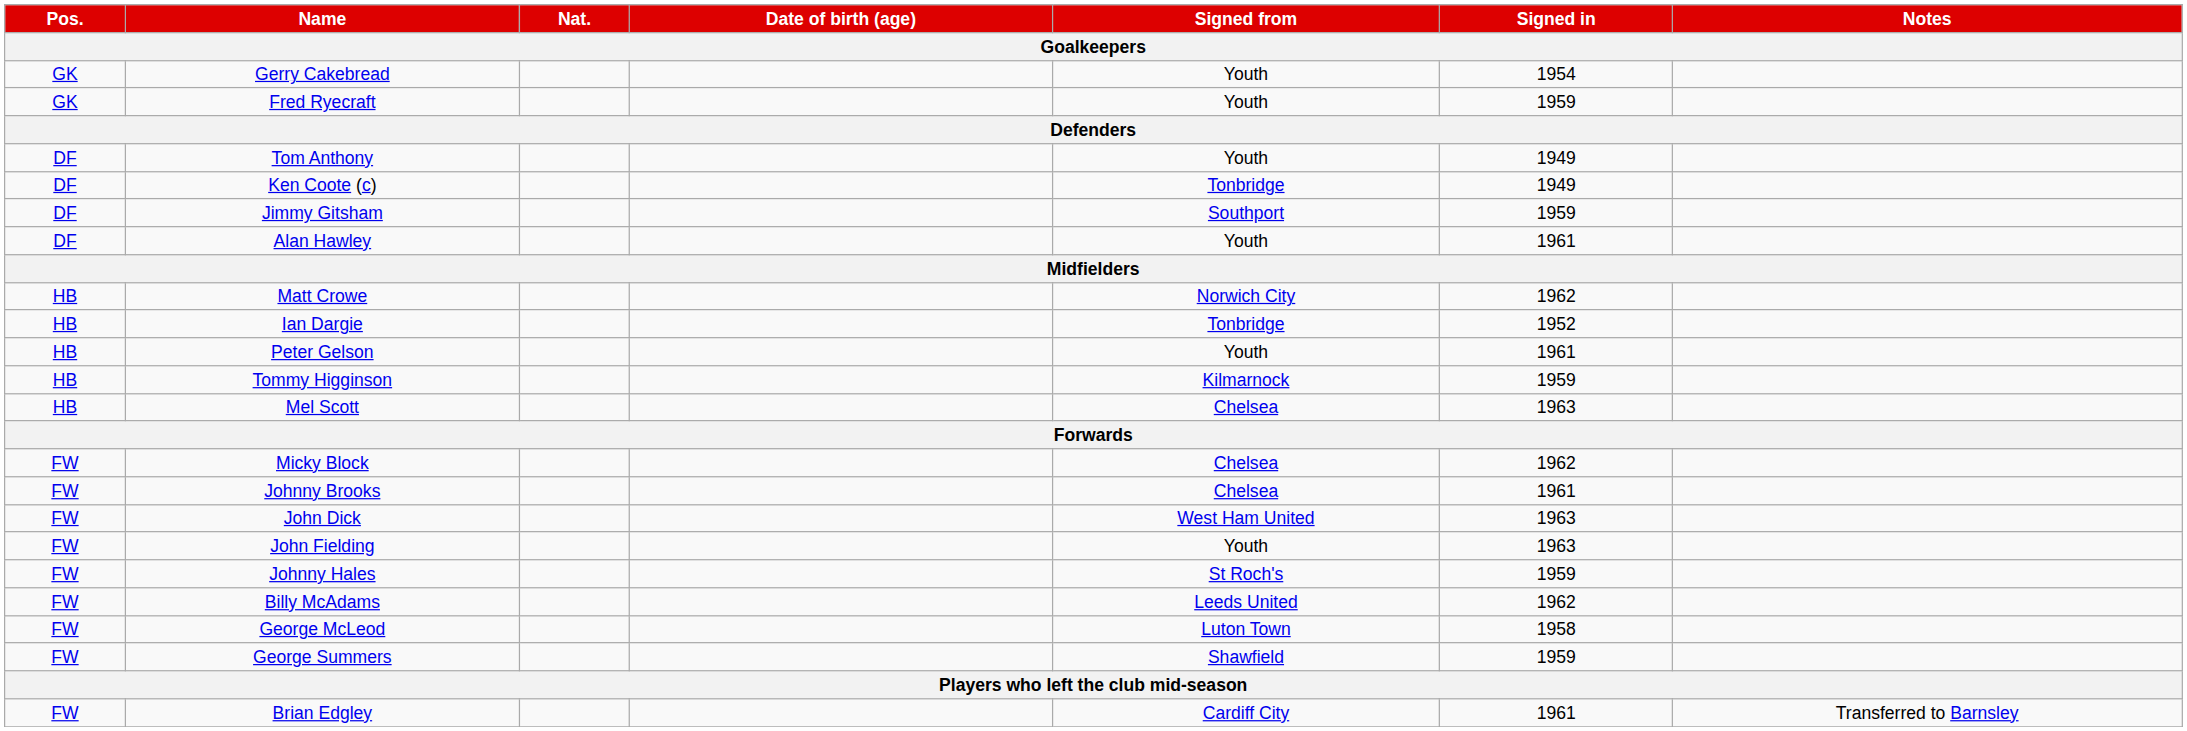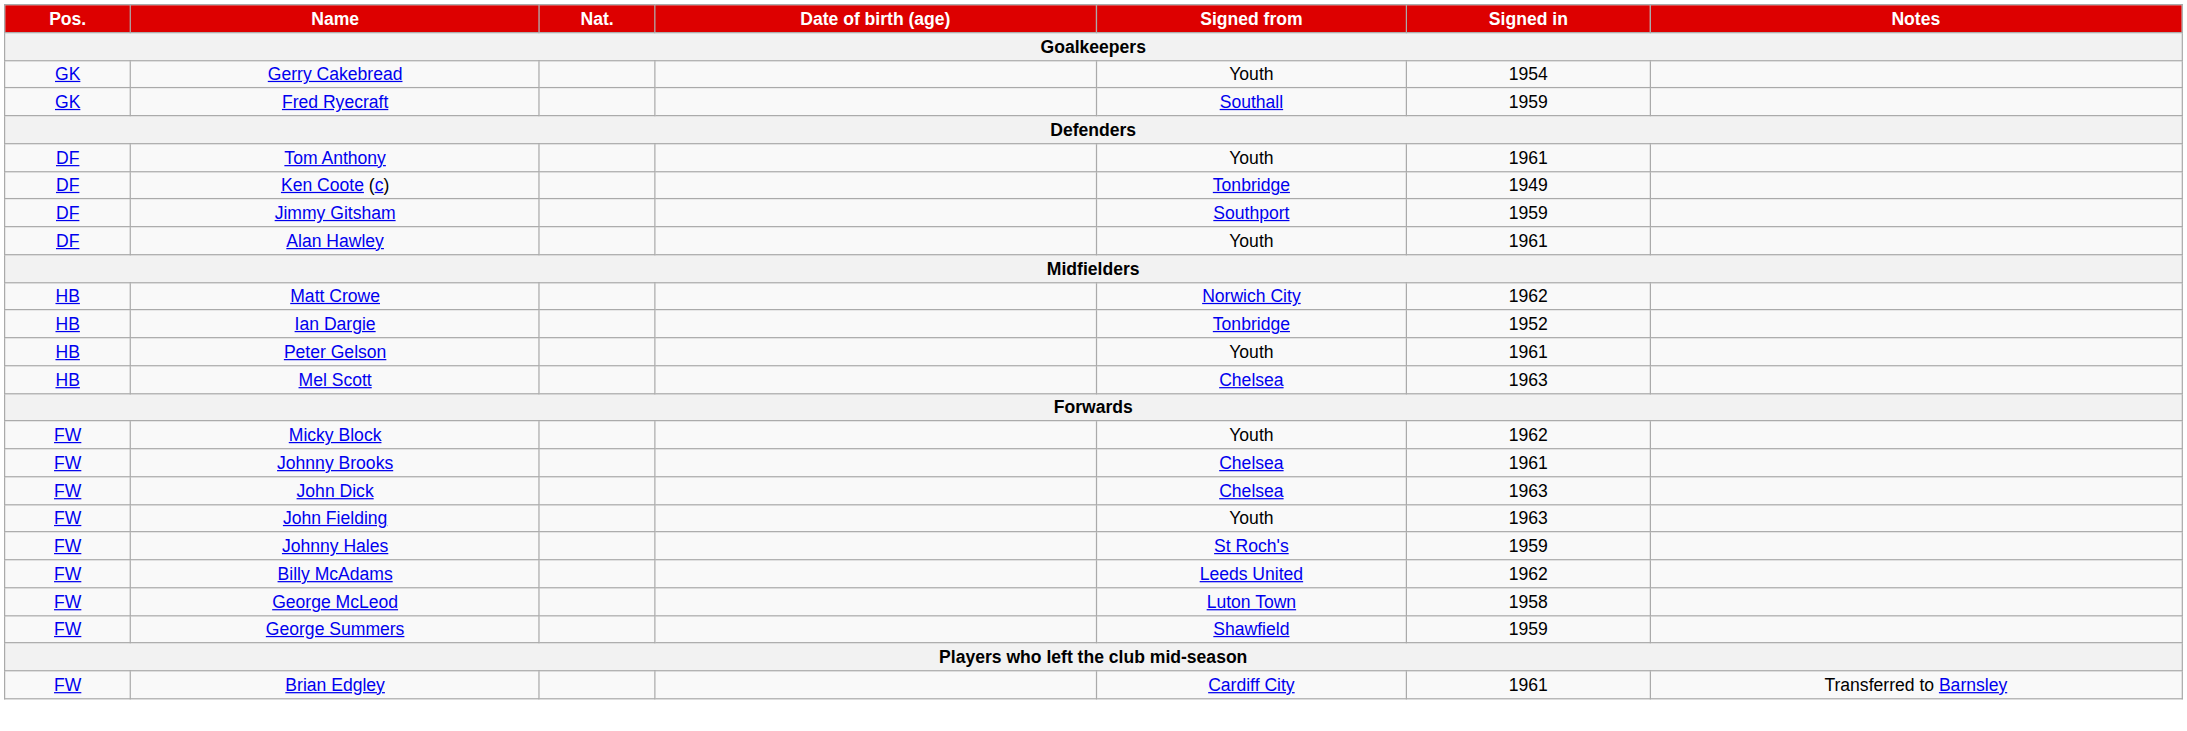(1246, 102) Youth -> (1251, 102) Southall
(1556, 158) 1949 -> (1528, 158) 1961
- row: (322, 380)
(1246, 463) Chelsea -> (1251, 435) Youth
(1246, 518) West Ham United -> (1251, 491) Chelsea
